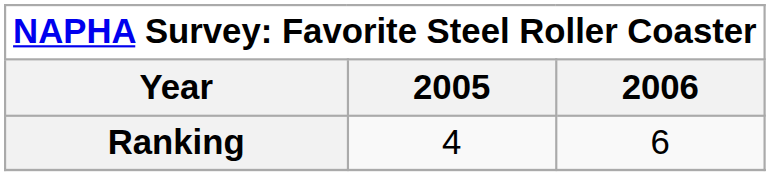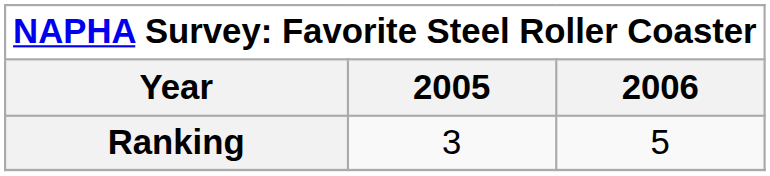(452, 142) 4 -> (452, 142) 3
(660, 142) 6 -> (660, 142) 5
